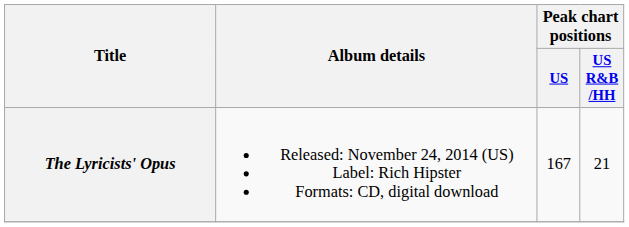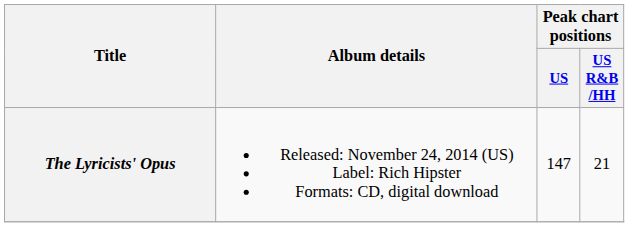(559, 164) 167 -> (559, 164) 147
